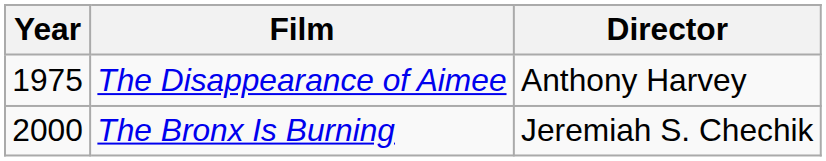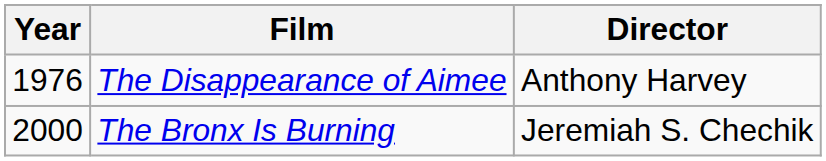(48, 79) 1975 -> (48, 79) 1976
